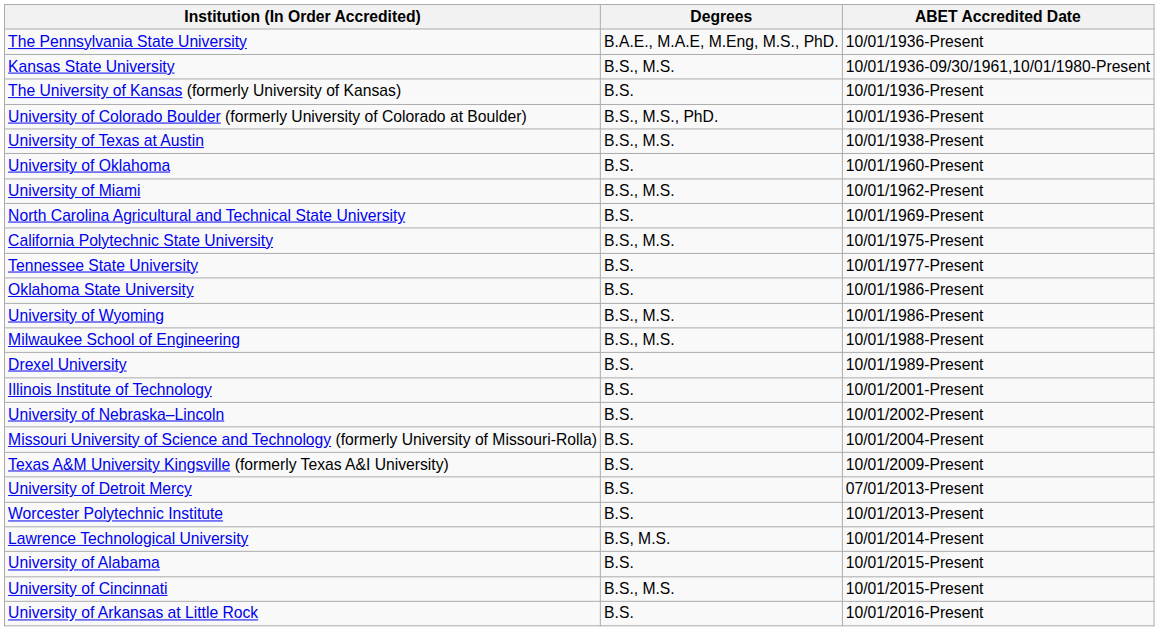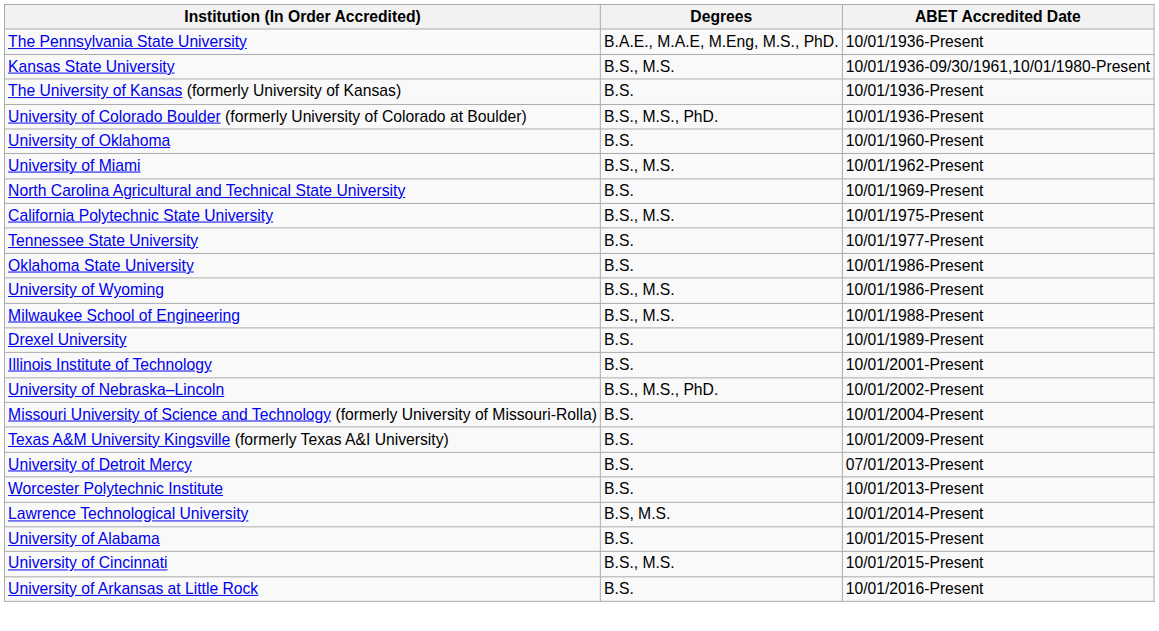- row: (106, 141)
(619, 414) B.S. -> (661, 389) B.S., M.S., PhD.
